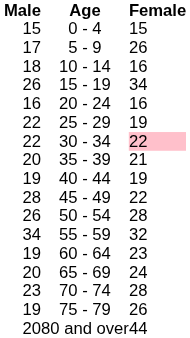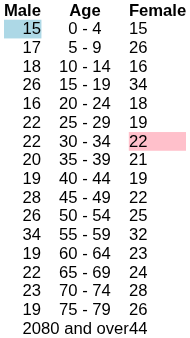(32, 29) no background -> (32, 29) lightblue background
(138, 103) 16 -> (138, 103) 18
(138, 216) 28 -> (138, 216) 25
(32, 272) 20 -> (32, 272) 22
